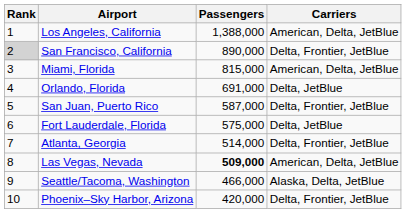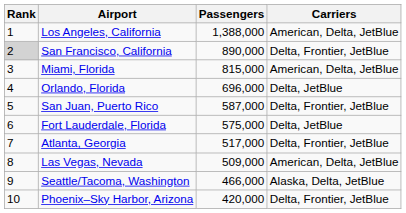(243, 88) 691,000 -> (243, 88) 696,000
(243, 144) 514,000 -> (243, 144) 517,000
(243, 162) bold -> (243, 162) normal
